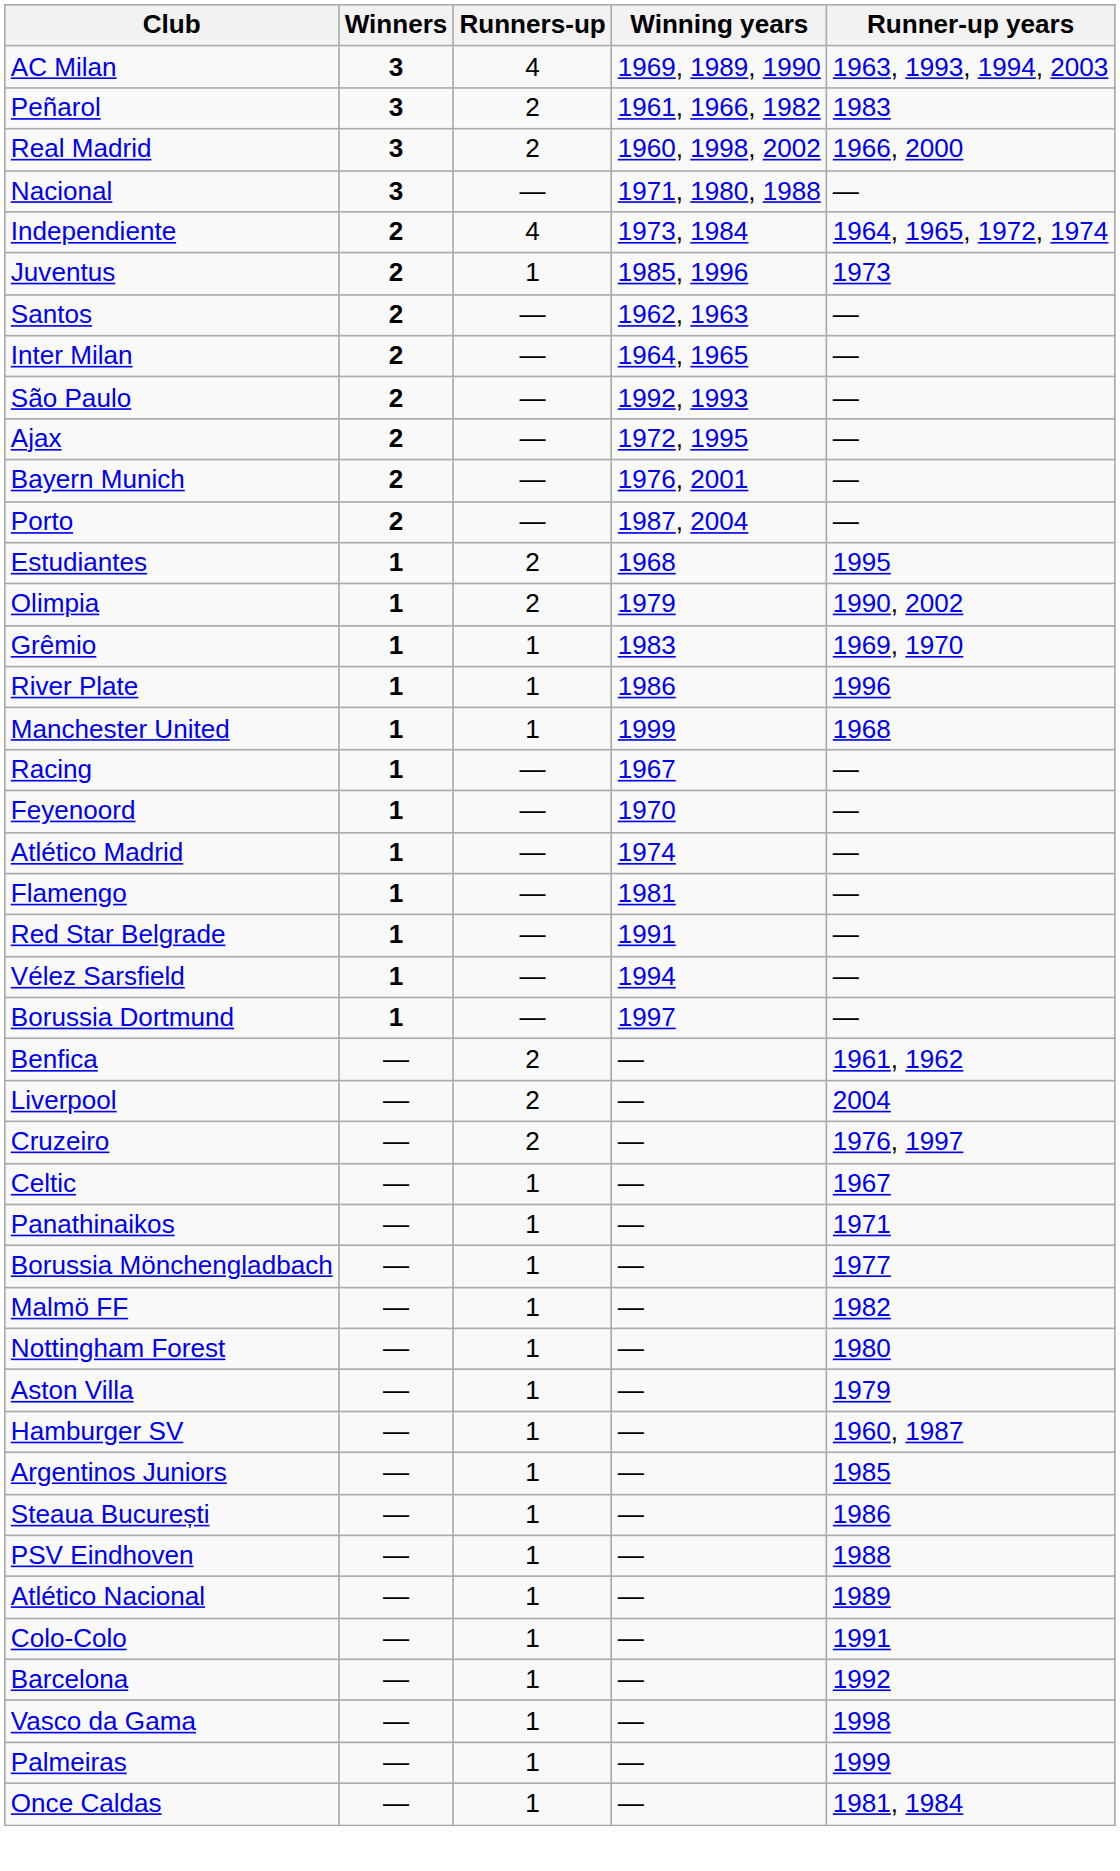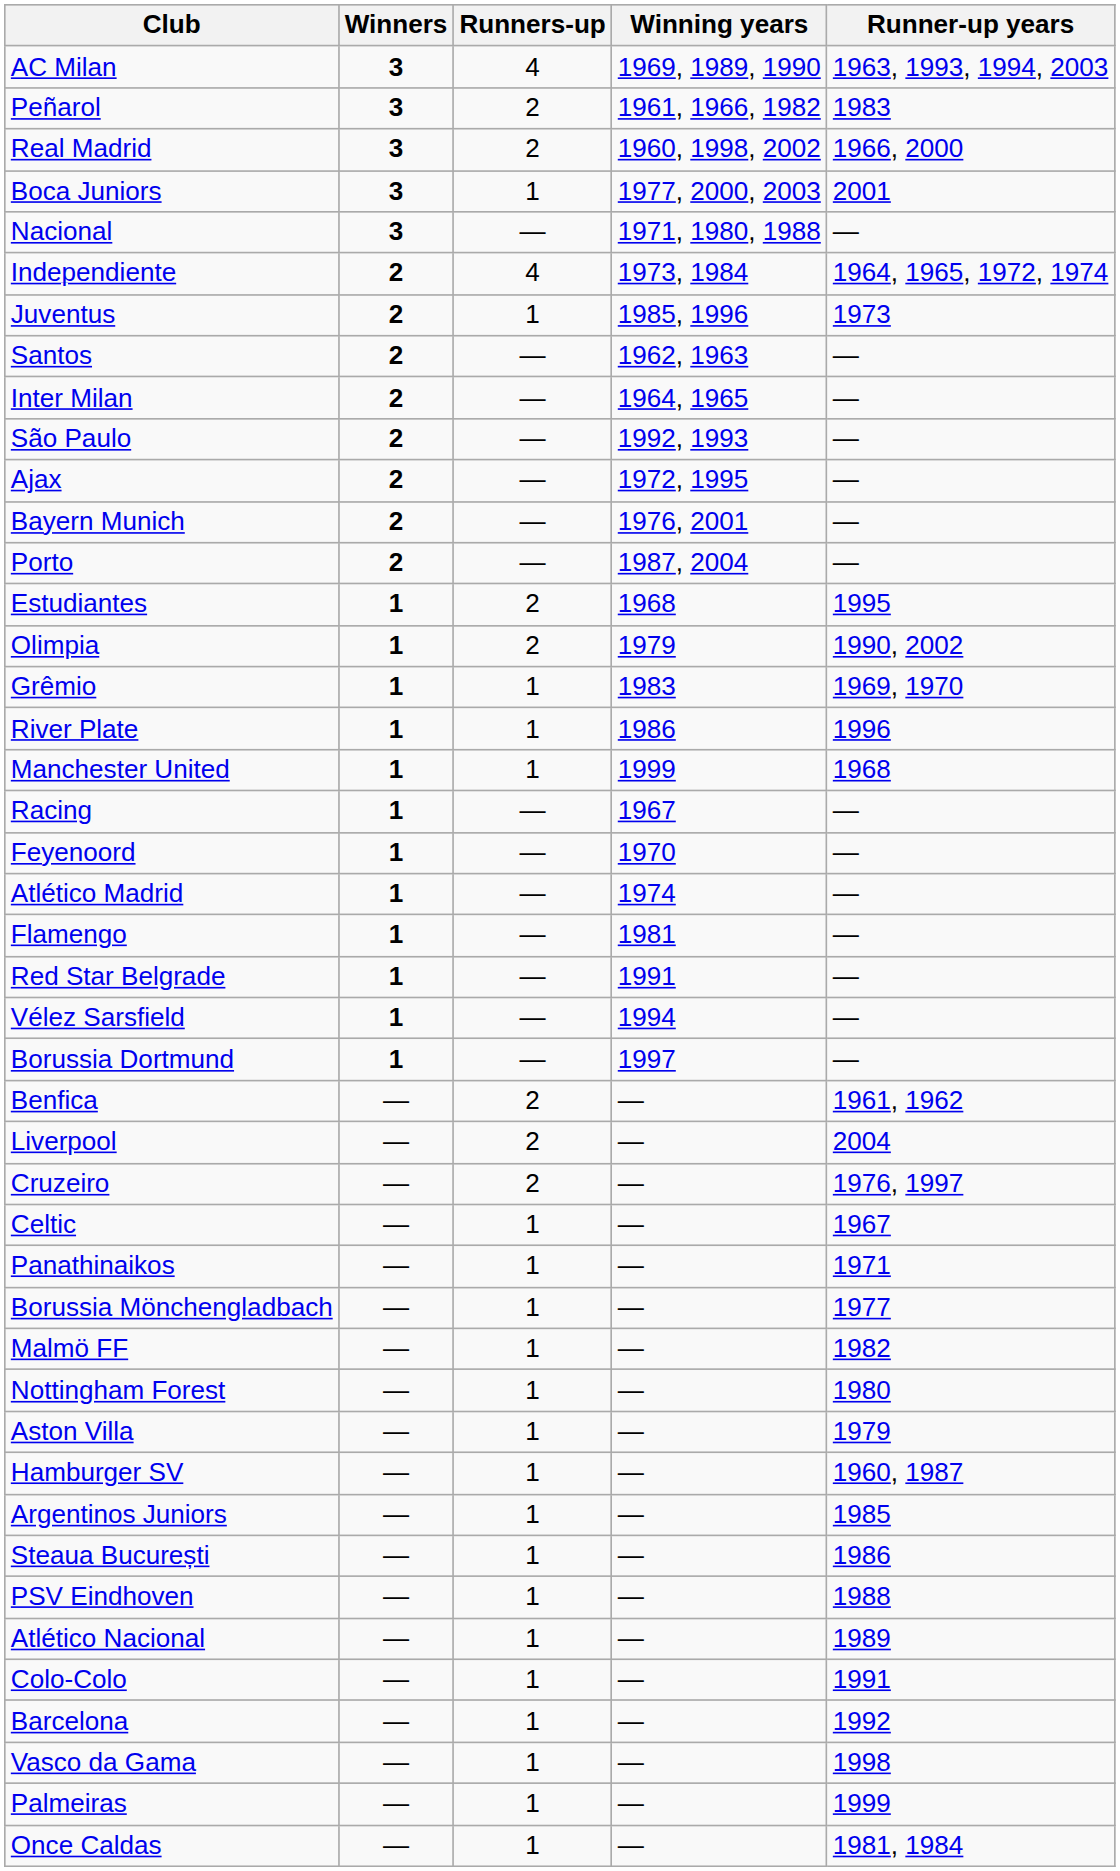+ row: (86, 190)
